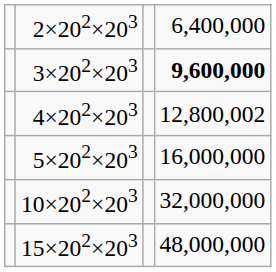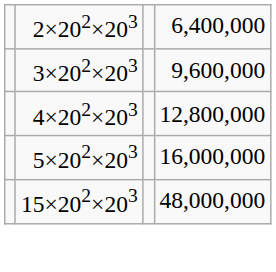(218, 69) bold -> (218, 69) normal
(212, 113) 12,800,002 -> (212, 113) 12,800,000
- row: (79, 200)
